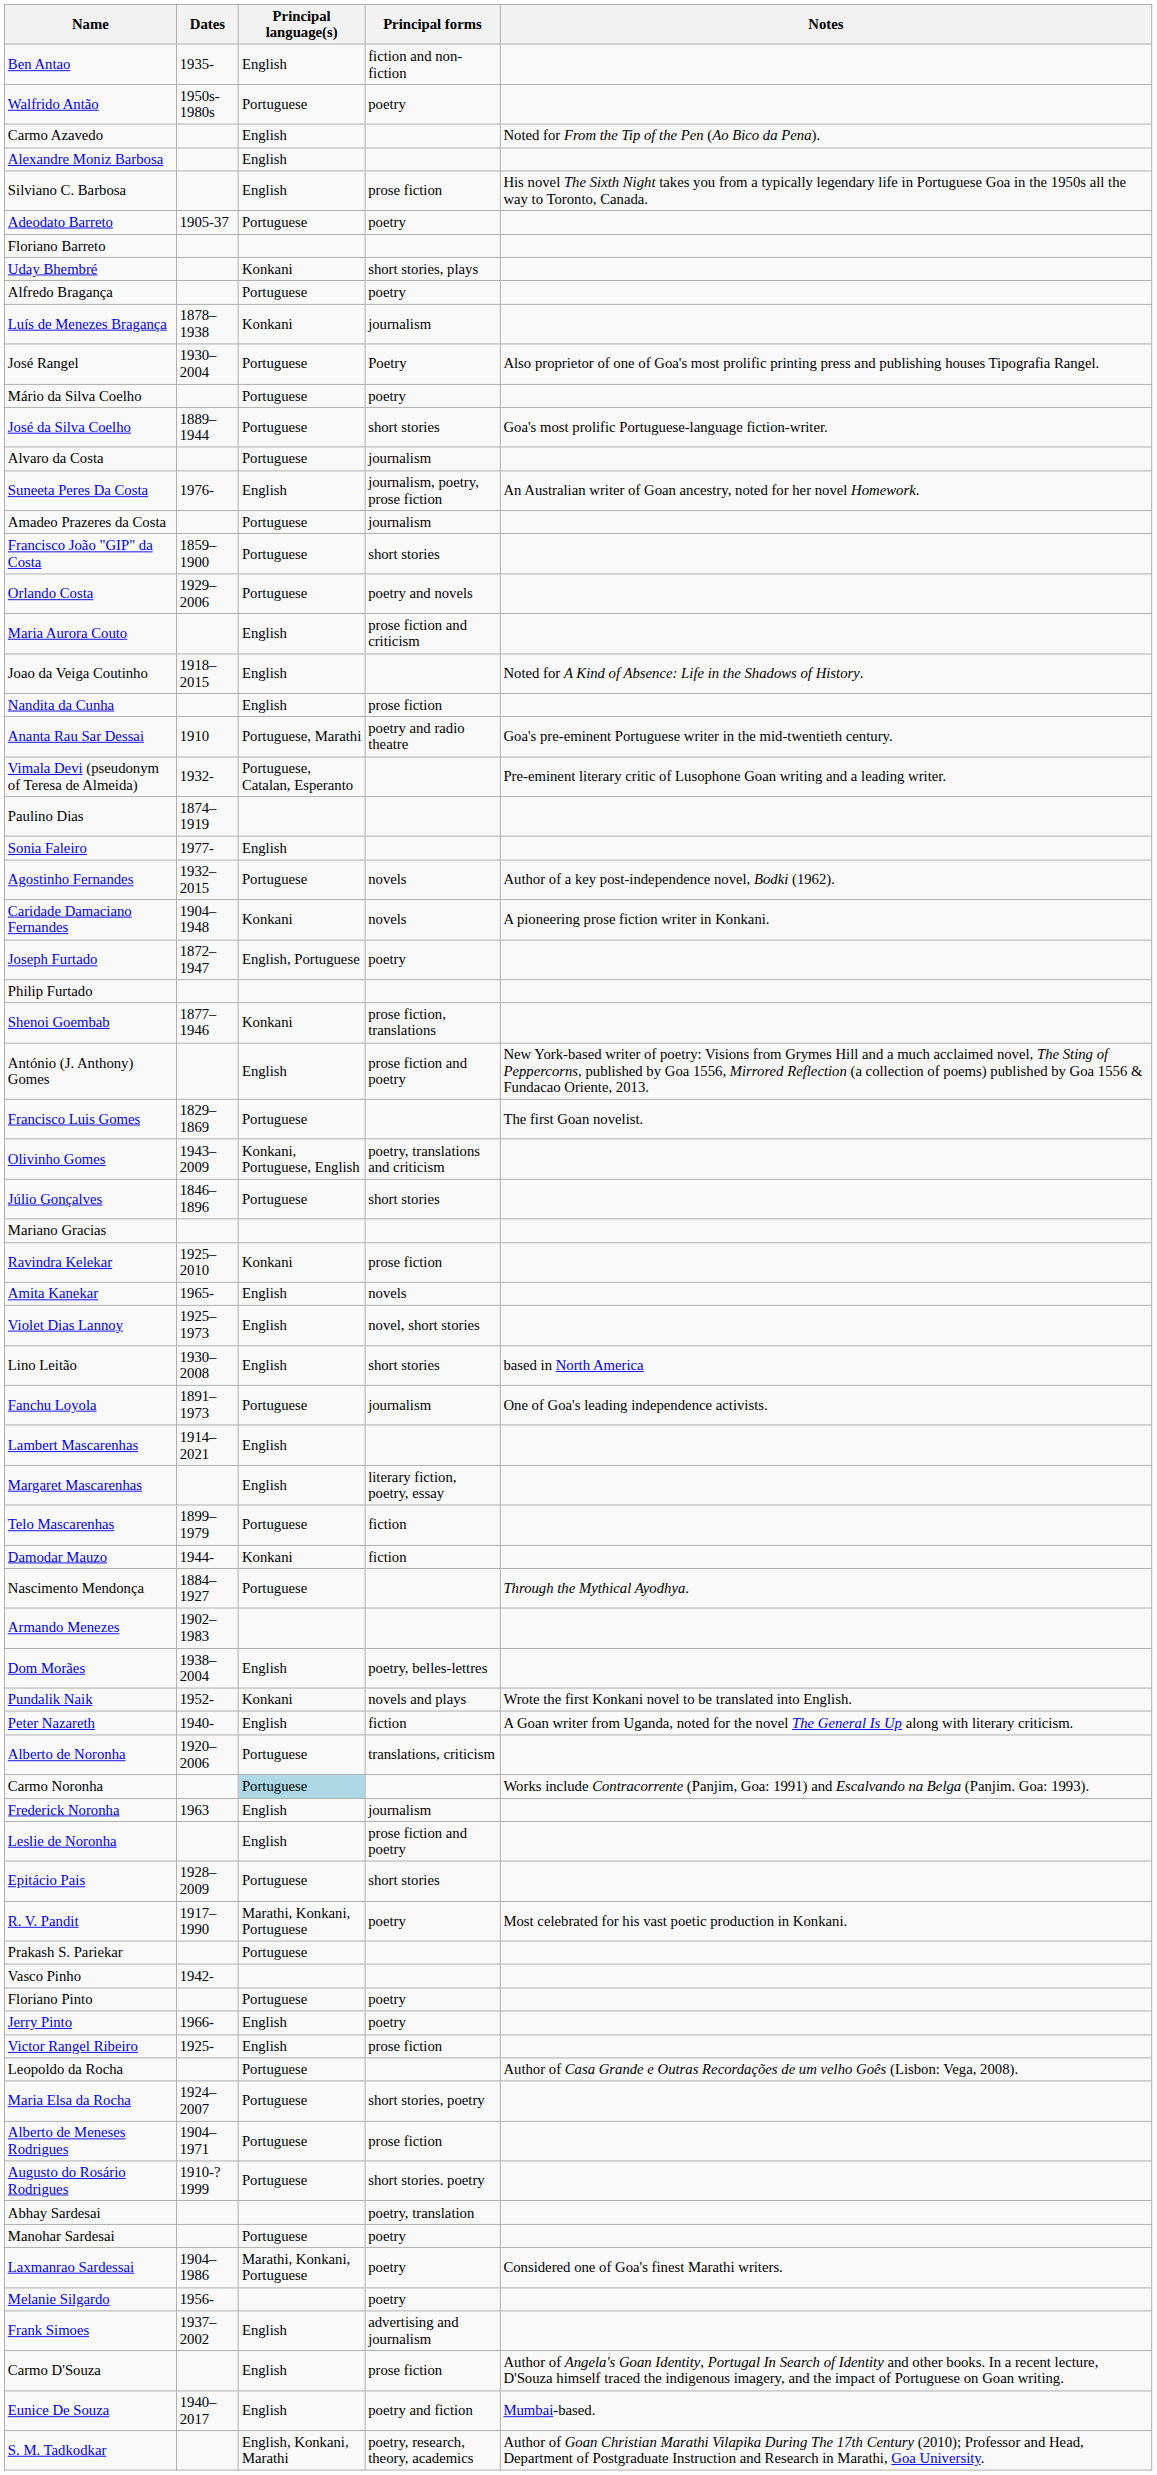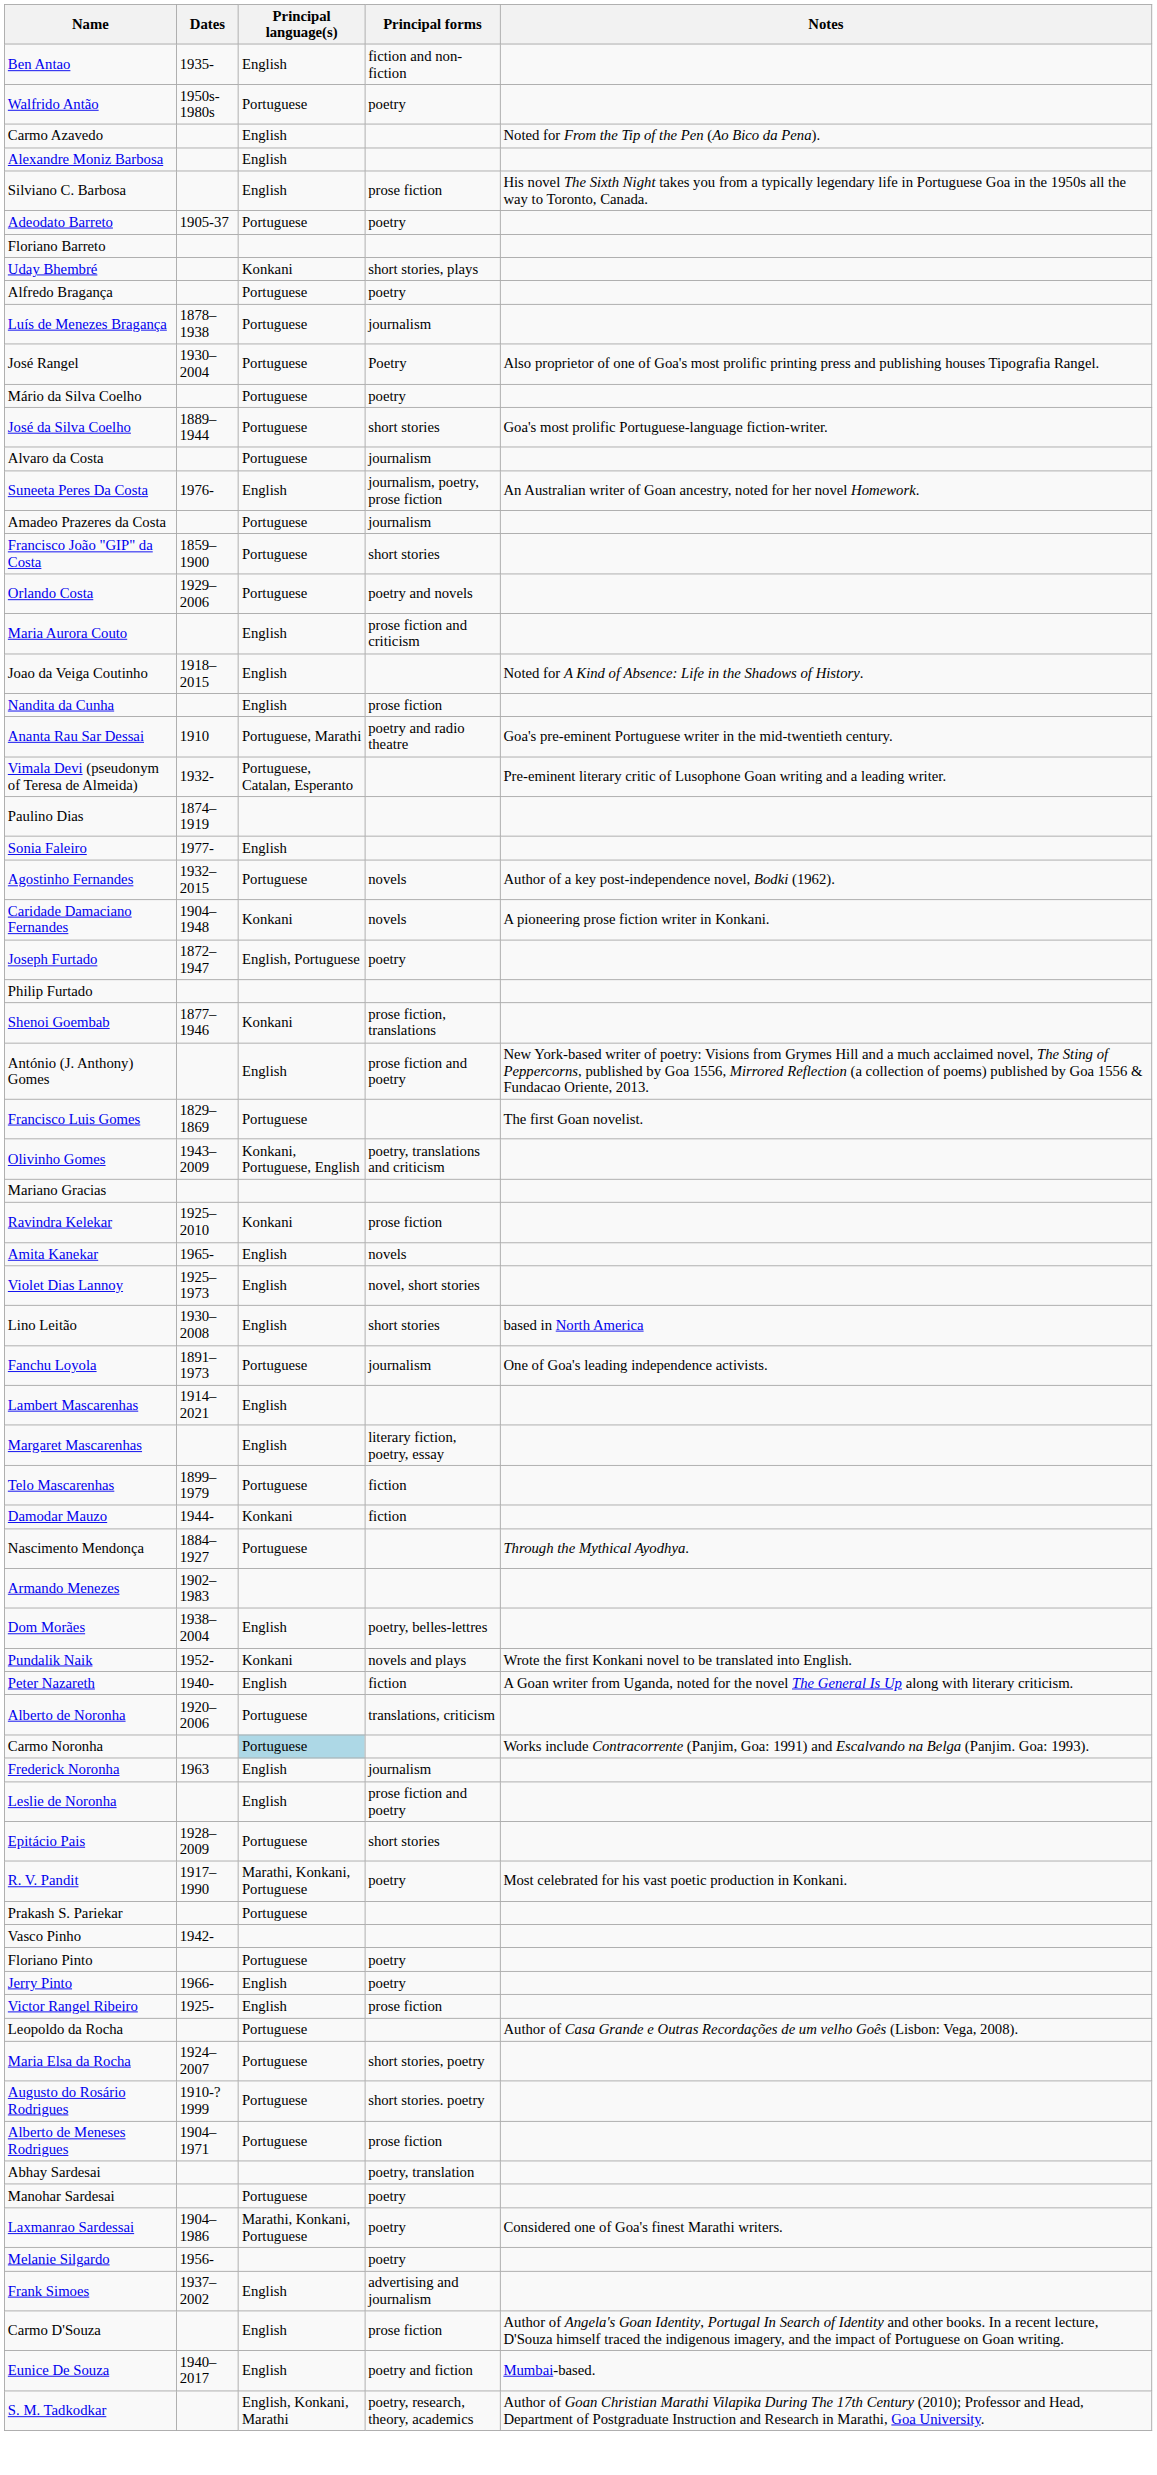(267, 324) Konkani -> (275, 324) Portuguese
- row: (55, 1199)
rows swapped: (67, 2141) <-> (67, 2180)
